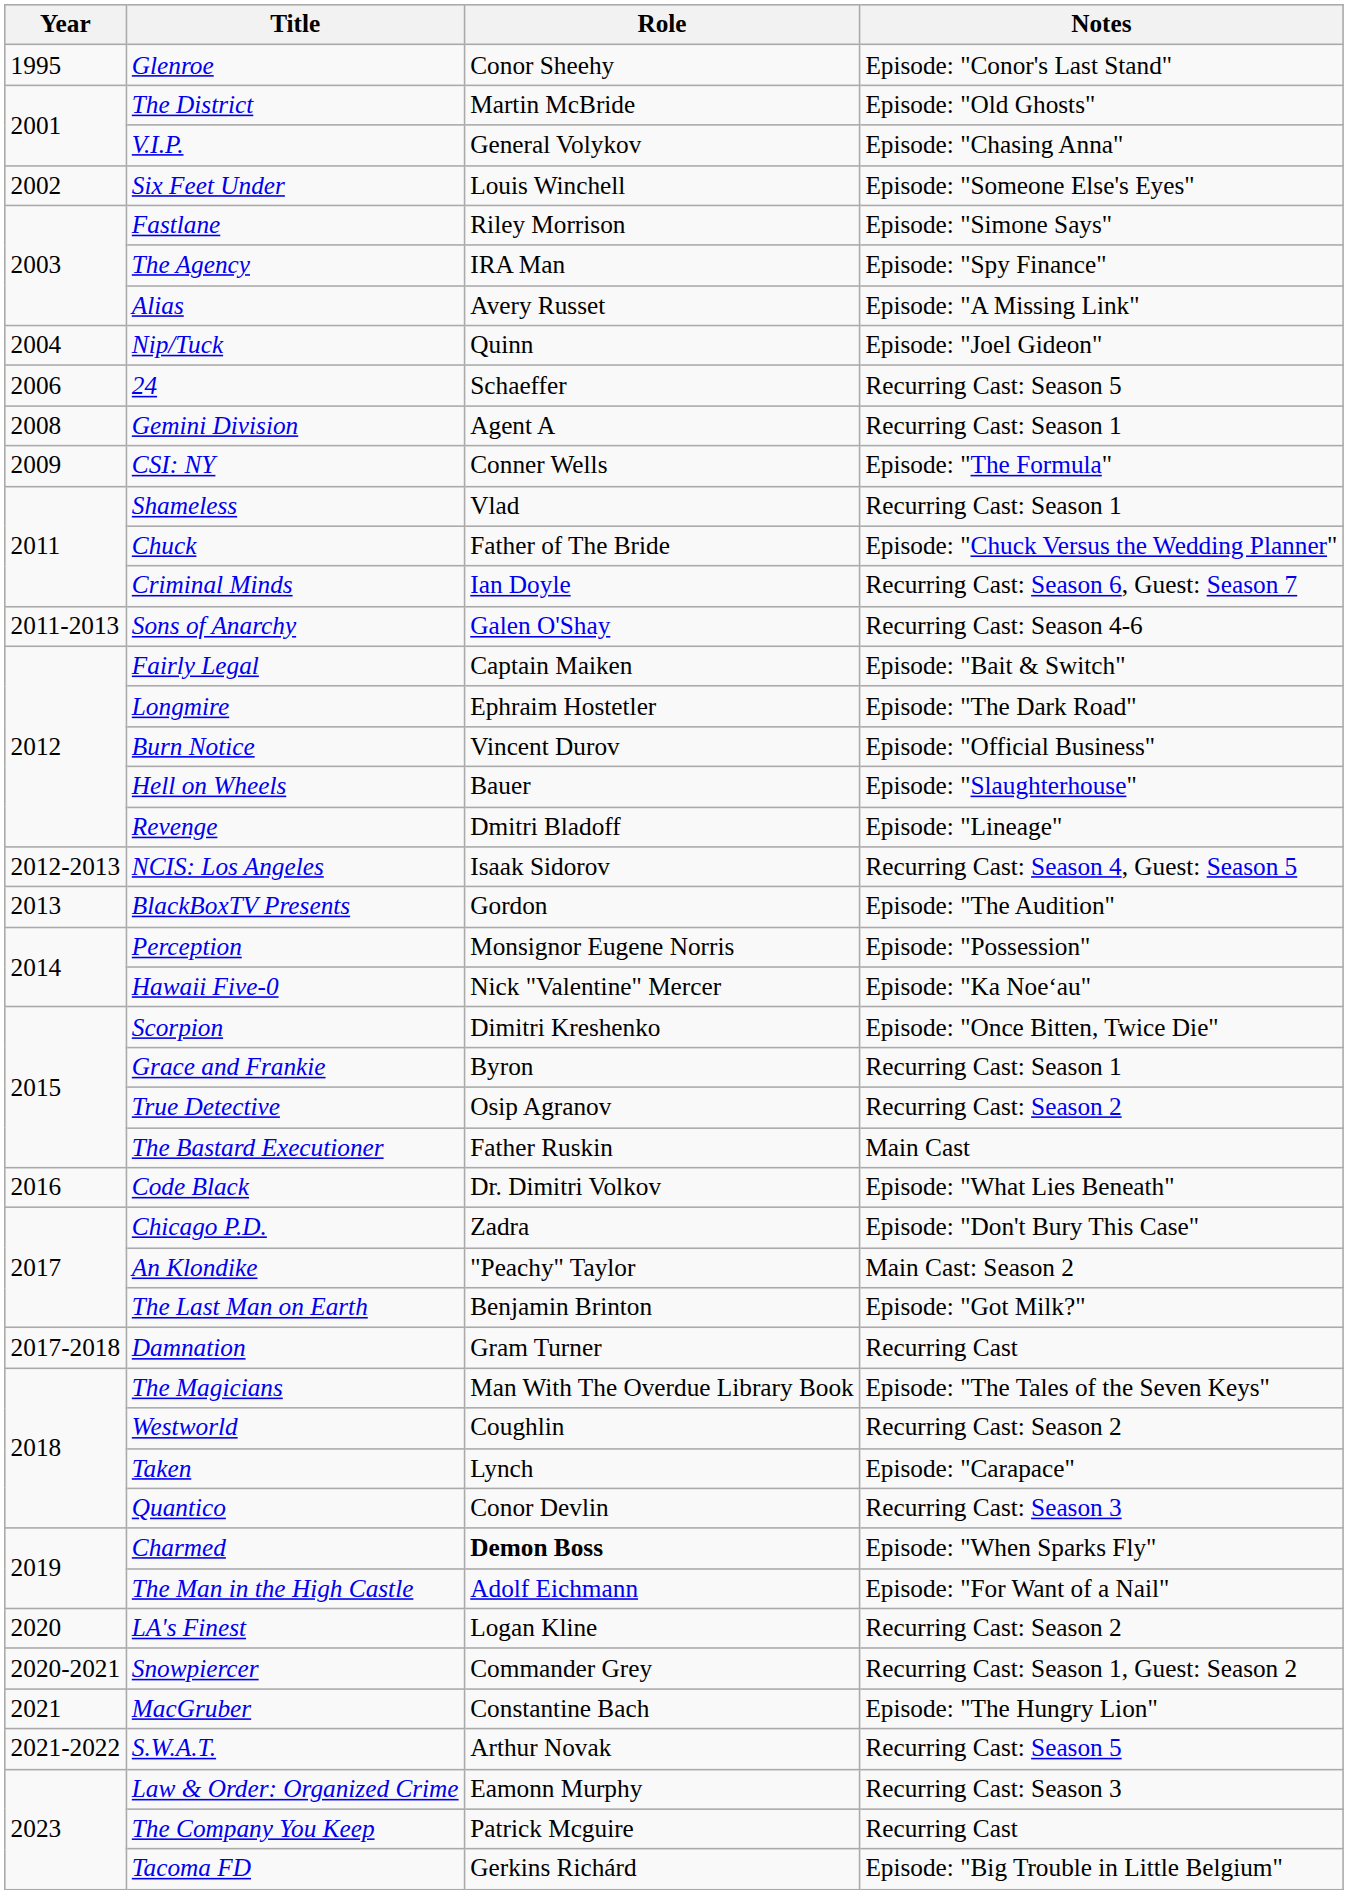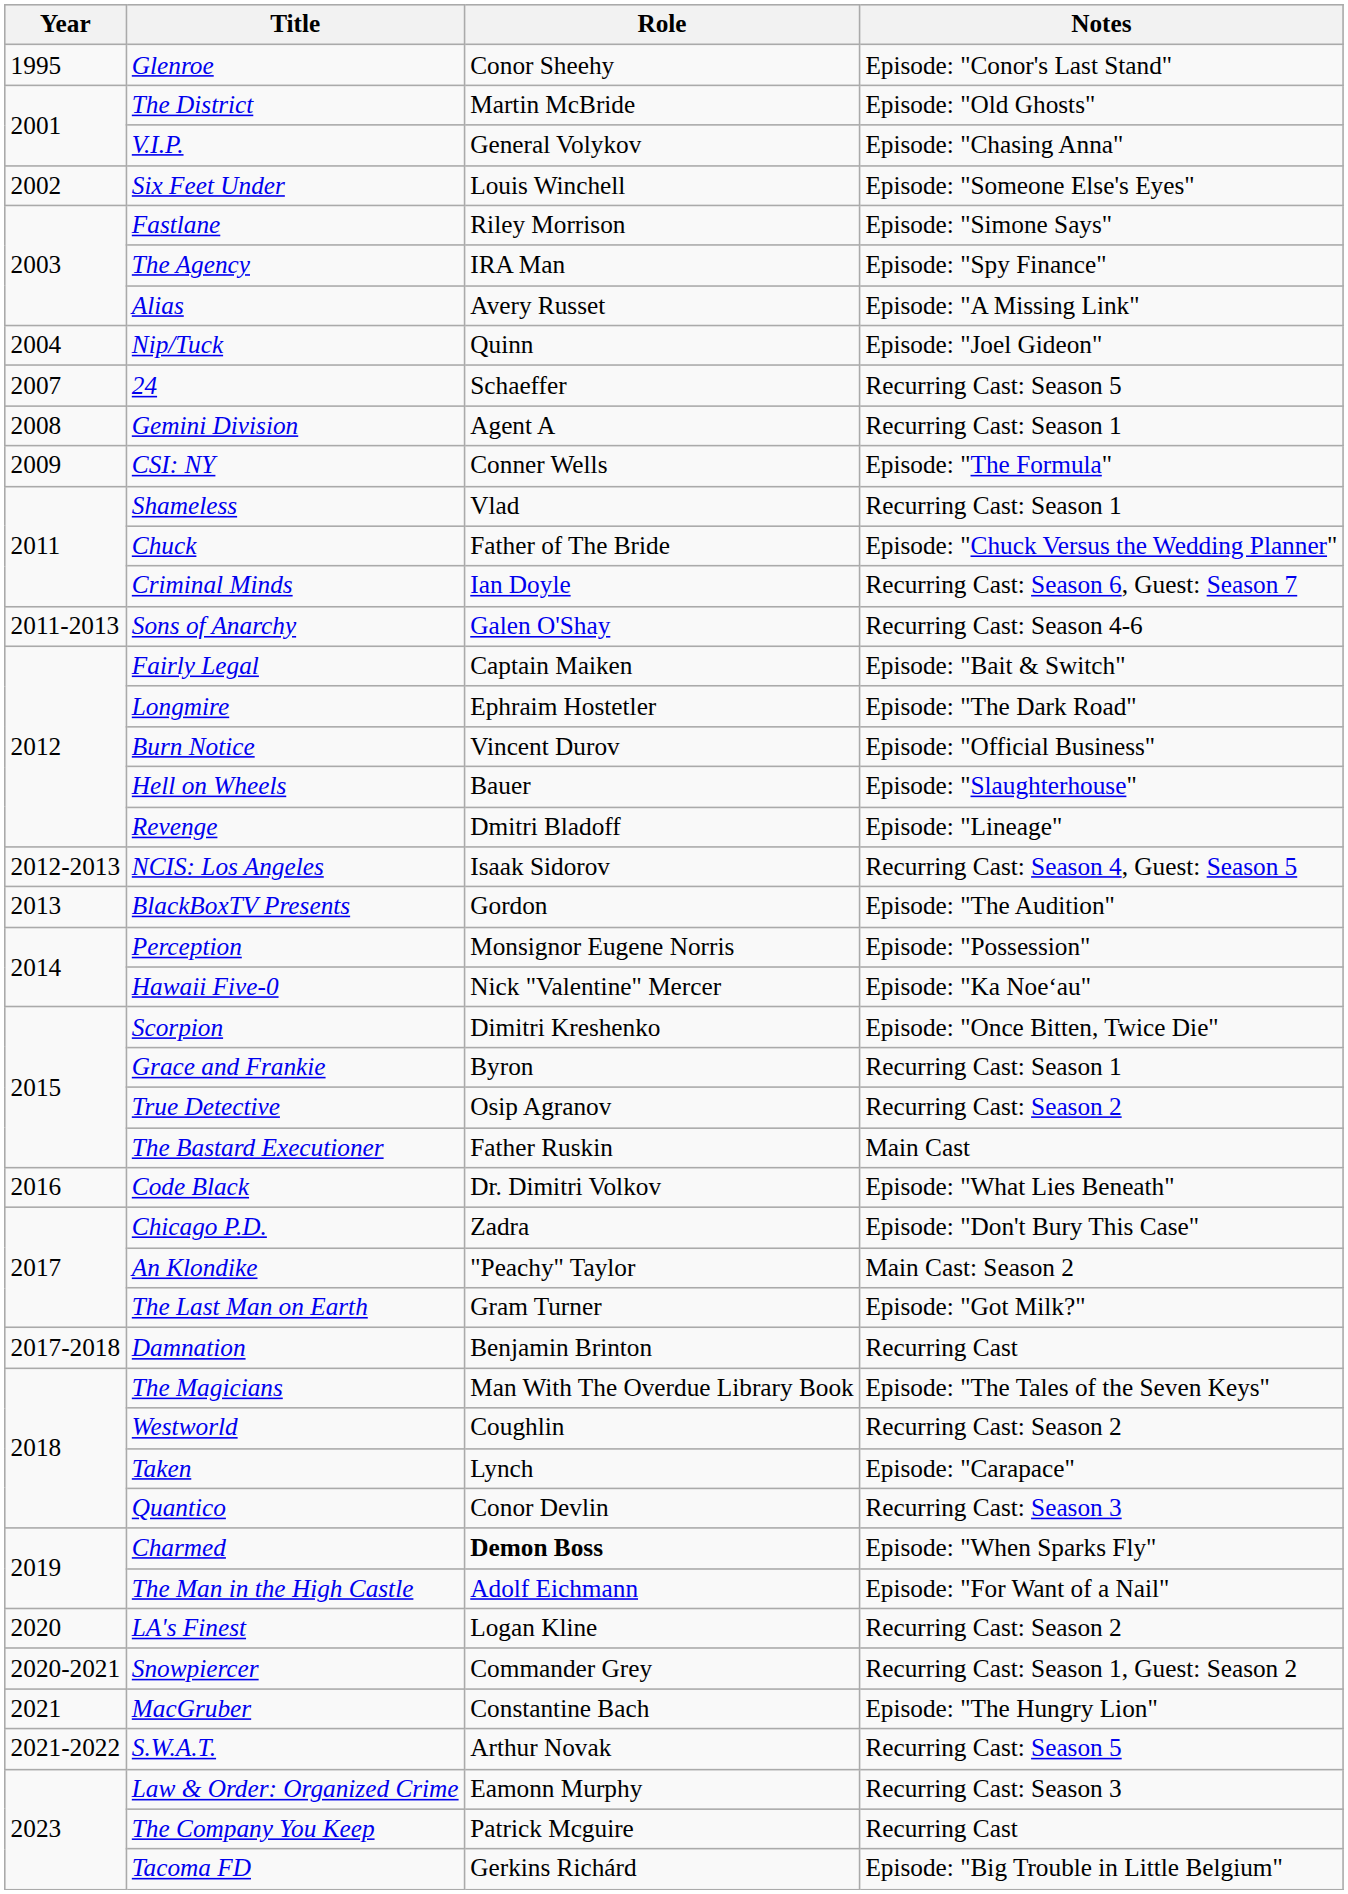(36, 385) 2006 -> (36, 385) 2007
(561, 1307) Benjamin Brinton -> (536, 1307) Gram Turner
(536, 1347) Gram Turner -> (561, 1347) Benjamin Brinton
